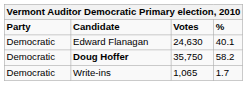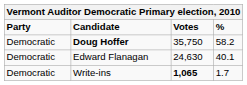rows swapped: (101, 57) <-> (111, 42)
(185, 73) normal -> (185, 73) bold
